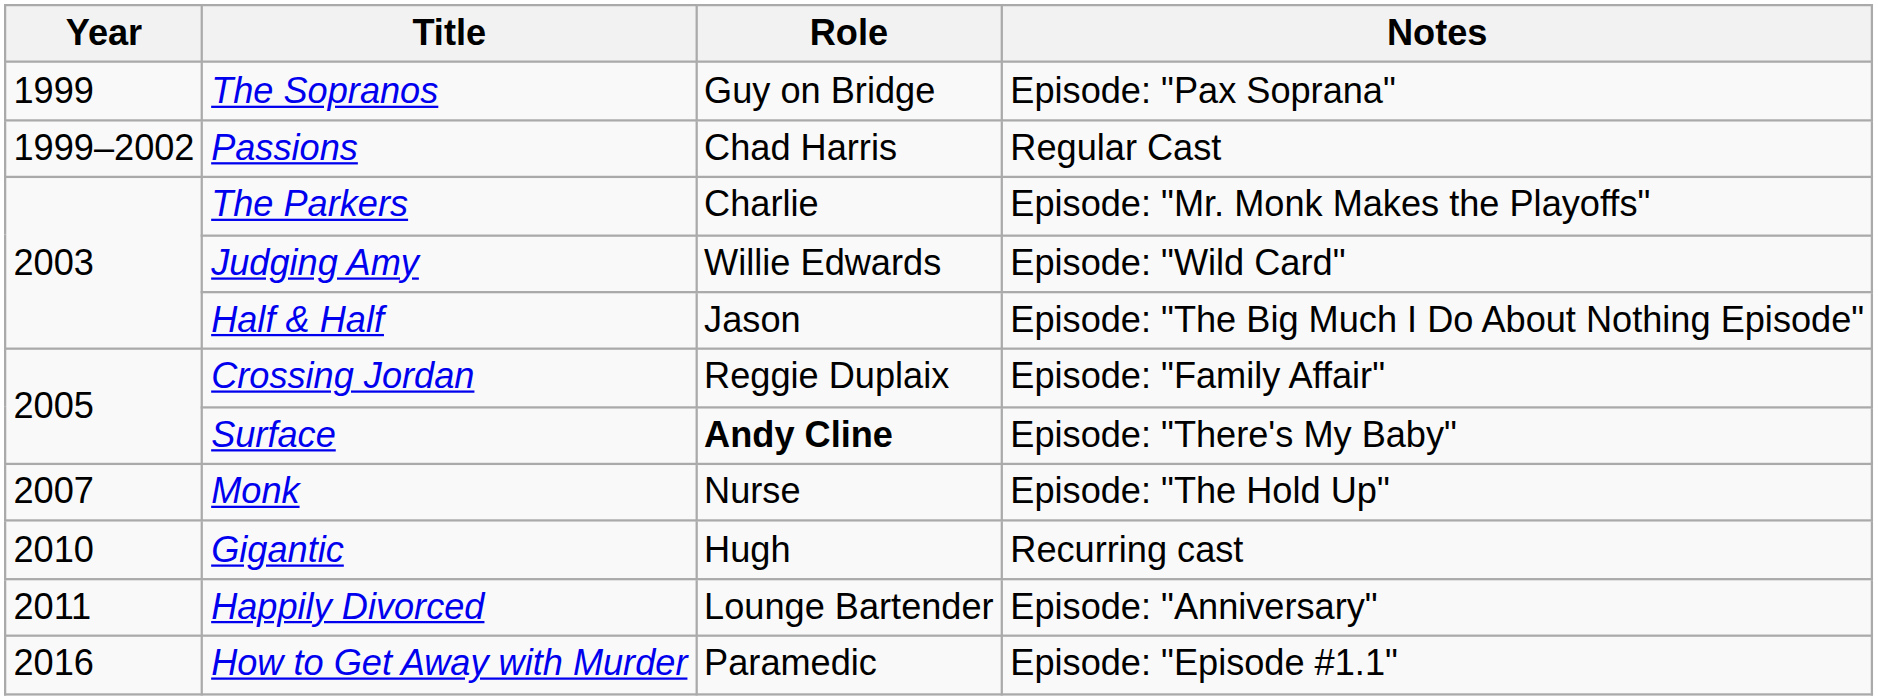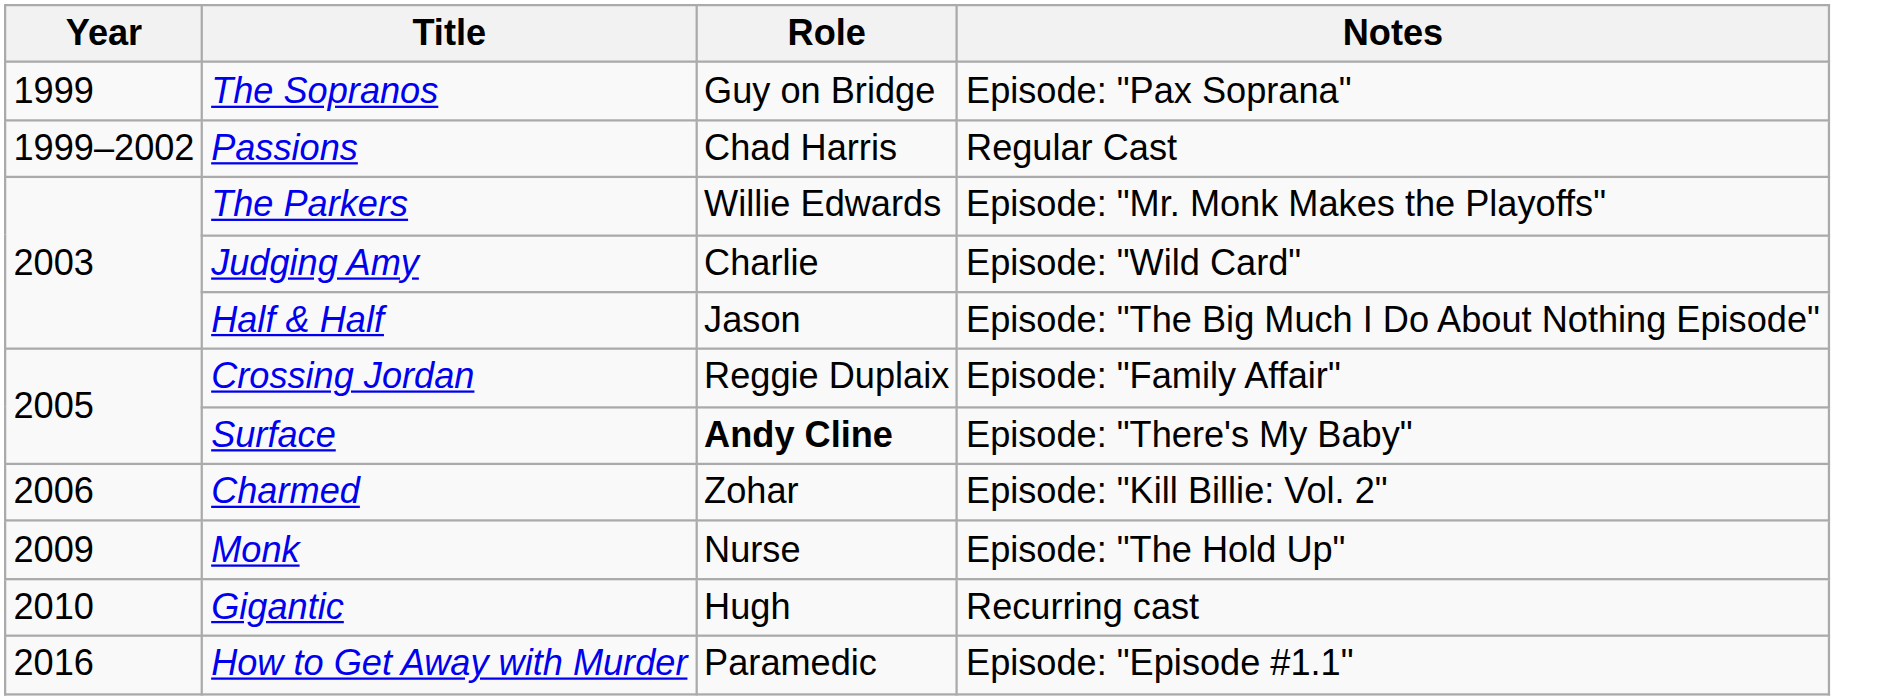(761, 205) Charlie -> (823, 205) Willie Edwards
(823, 262) Willie Edwards -> (761, 262) Charlie
+ row: (286, 491)
(54, 491) 2007 -> (54, 549) 2009
- row: (348, 606)
